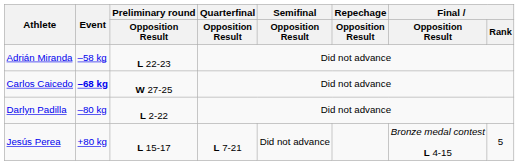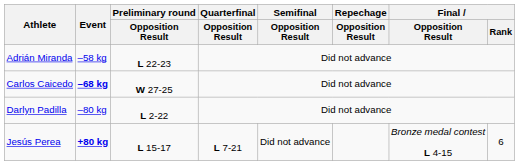(92, 142) normal -> (93, 142) bold
(501, 142) 5 -> (501, 142) 6
